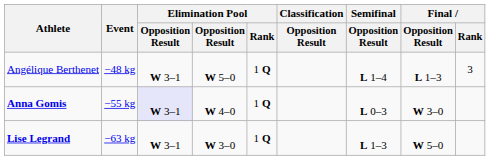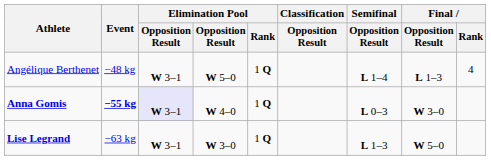(470, 69) 3 -> (471, 69) 4
(120, 104) normal -> (120, 104) bold
